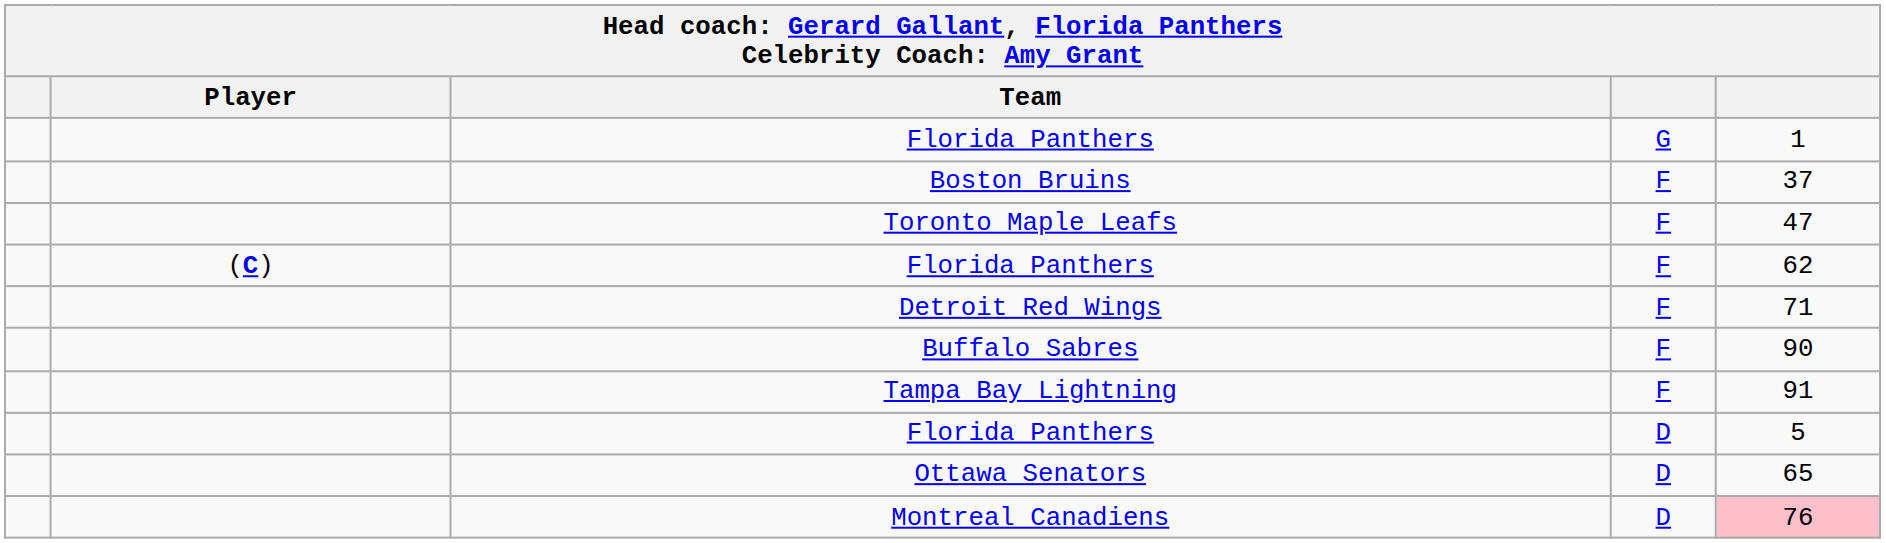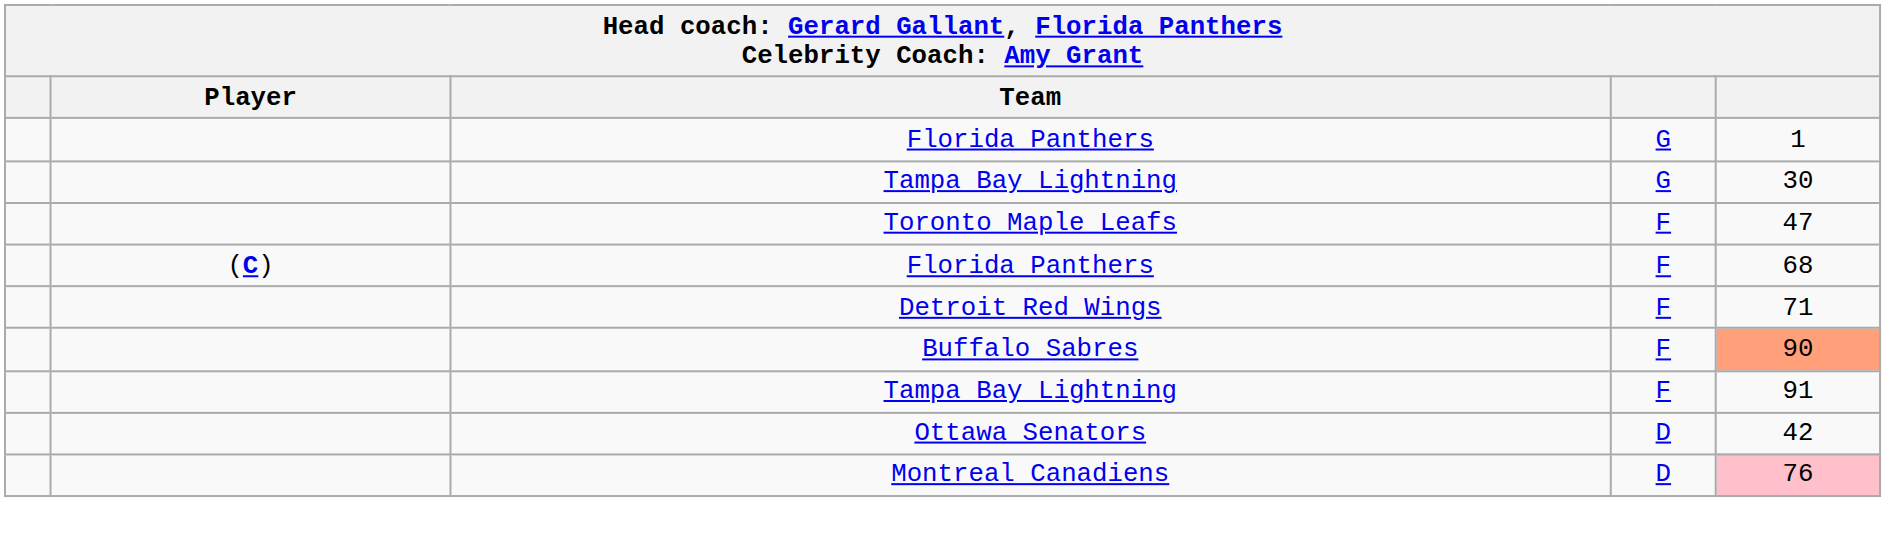+ row: (1030, 182)
- row: (1030, 182)
(1798, 265) 62 -> (1798, 265) 68
(1798, 349) no background -> (1798, 349) lightsalmon background
- row: (1030, 433)
(1798, 475) 65 -> (1798, 433) 42
